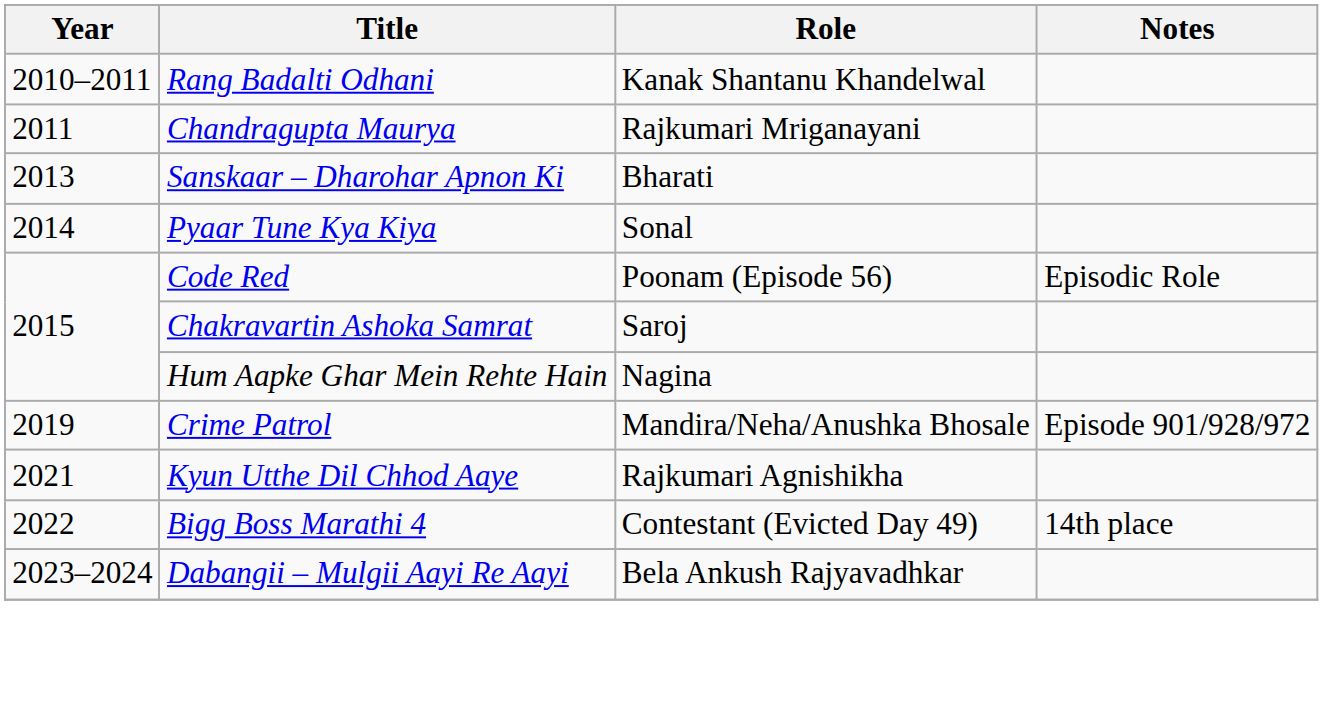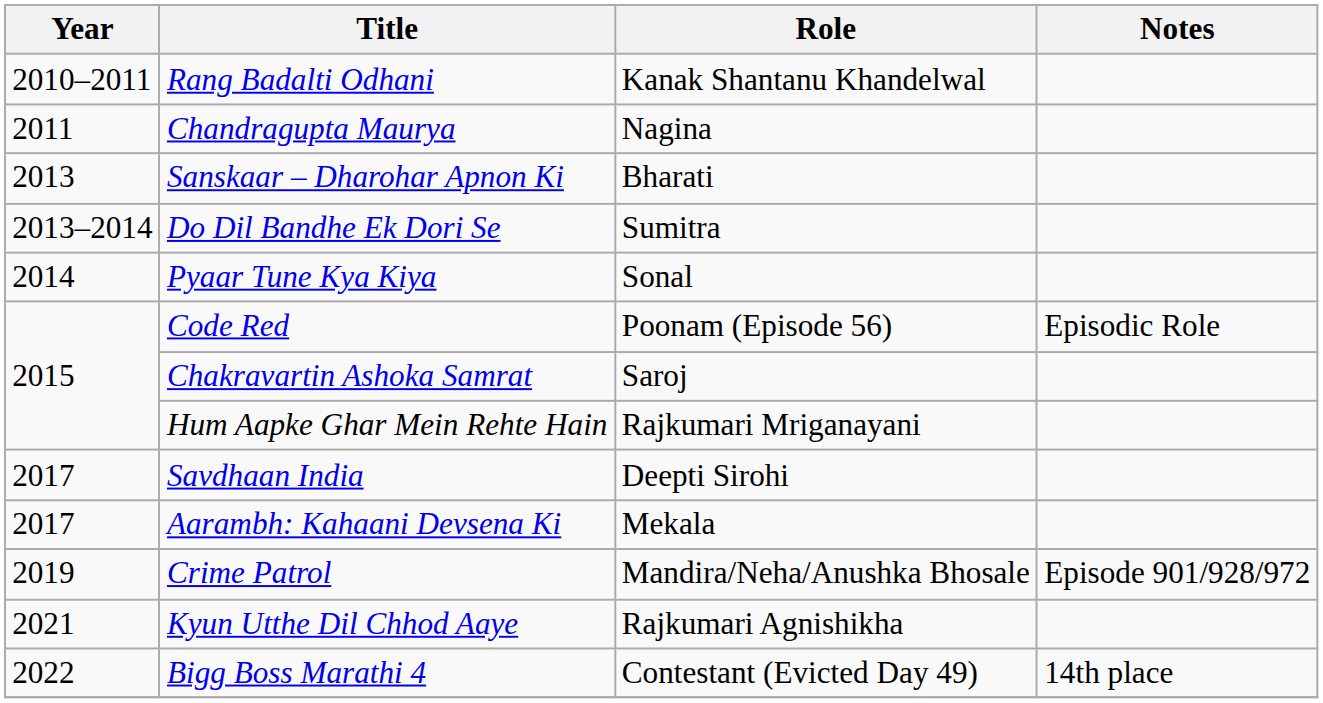(771, 128) Rajkumari Mriganayani -> (667, 128) Nagina
+ row: (334, 227)
(667, 375) Nagina -> (771, 425) Rajkumari Mriganayani
+ row: (265, 474)
+ row: (364, 524)
- row: (368, 573)
